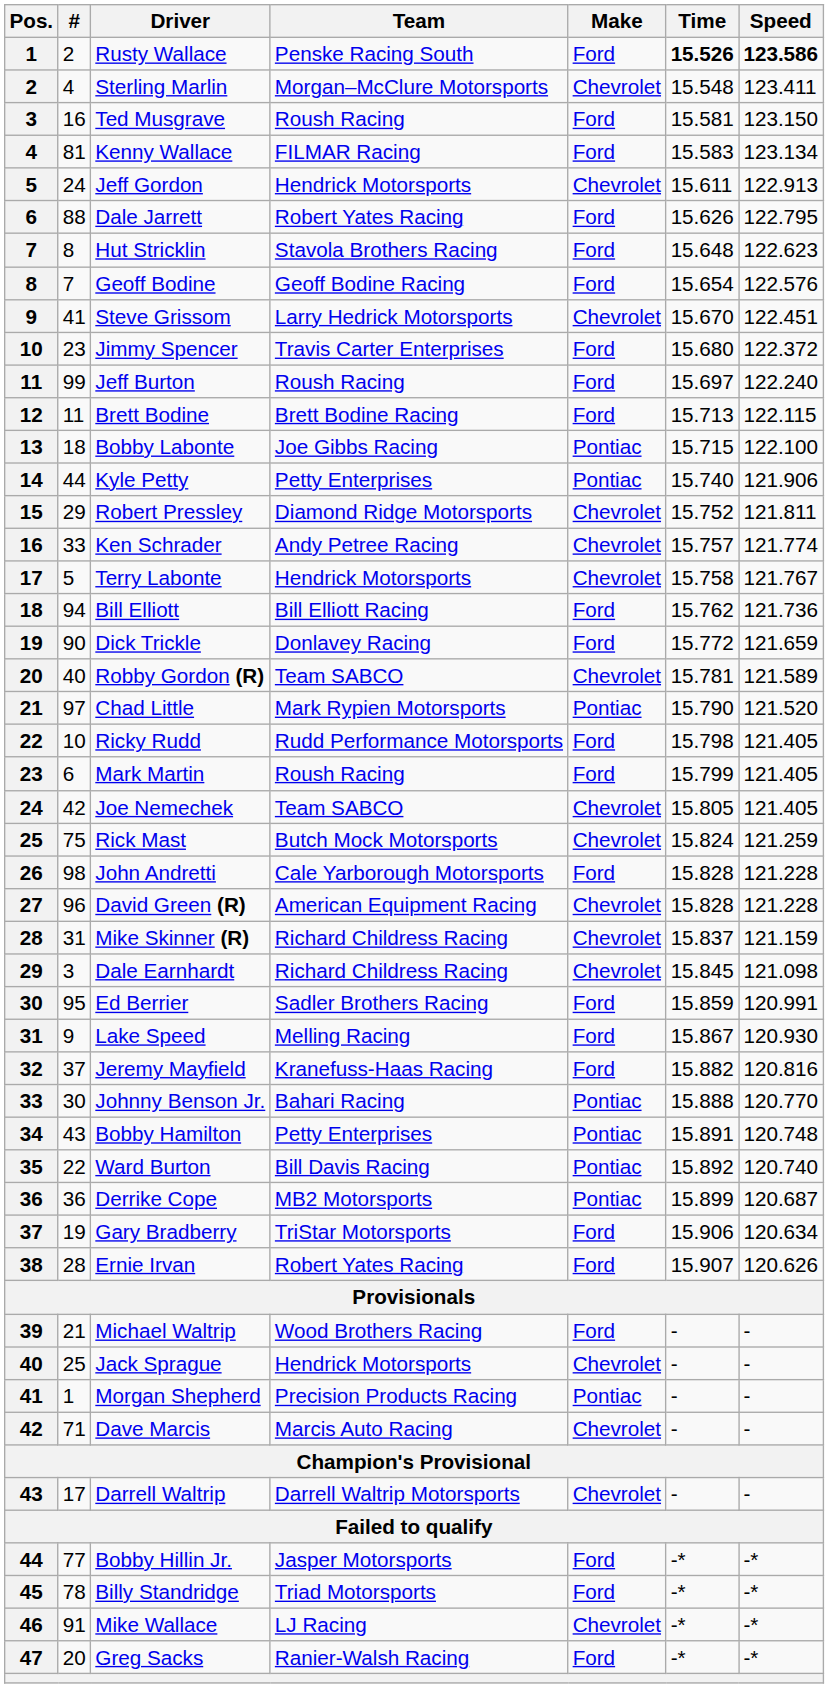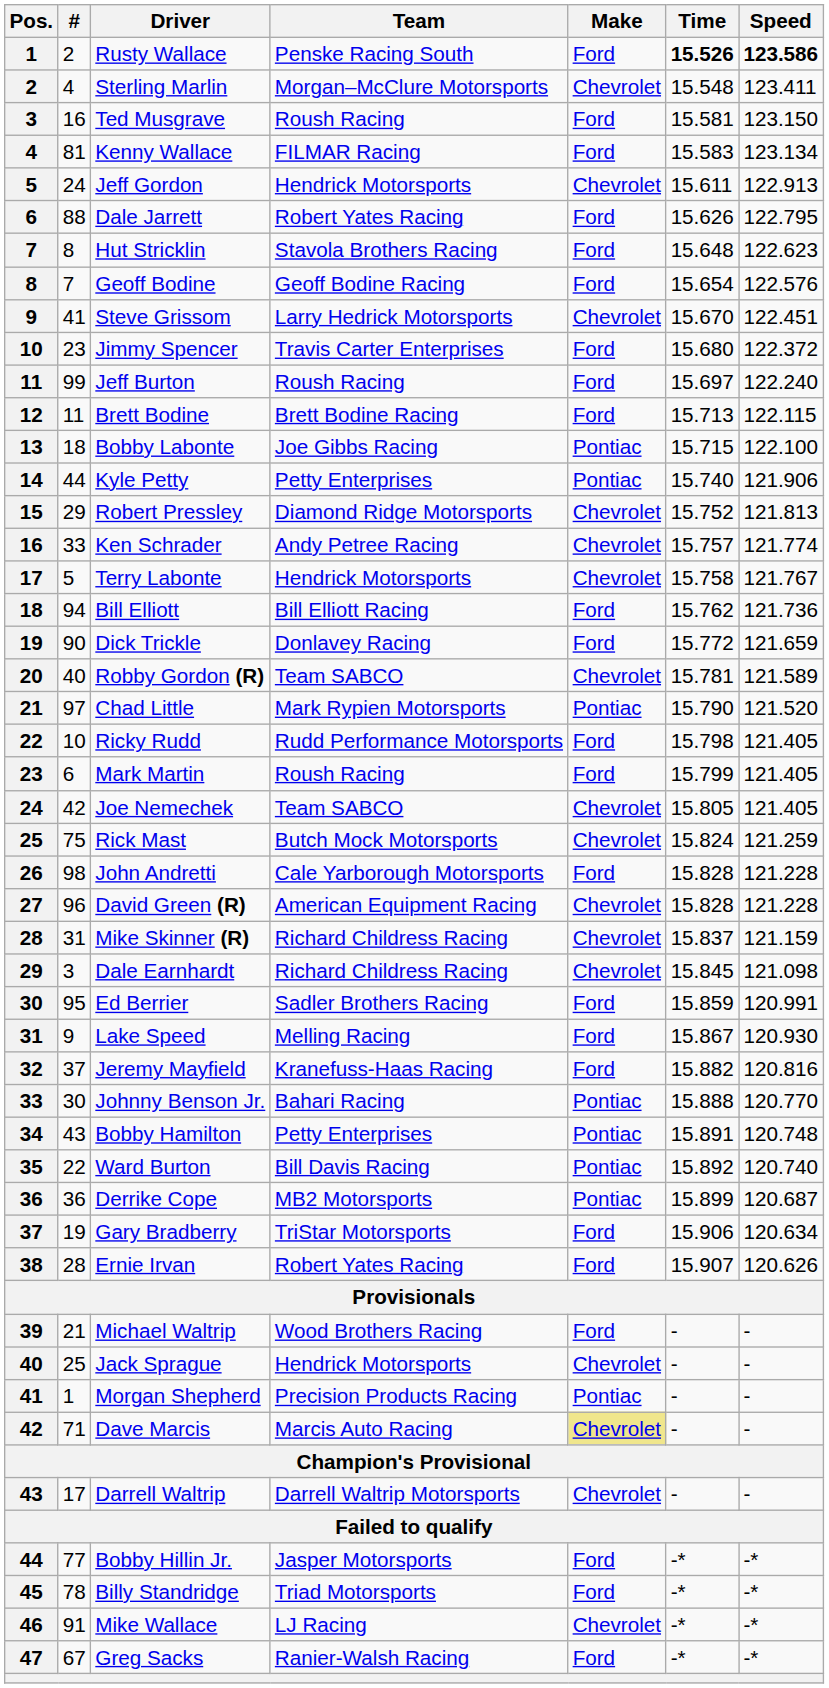(780, 512) 121.811 -> (781, 512) 121.813
(617, 1428) no background -> (617, 1428) khaki background
(74, 1657) 20 -> (74, 1657) 67
